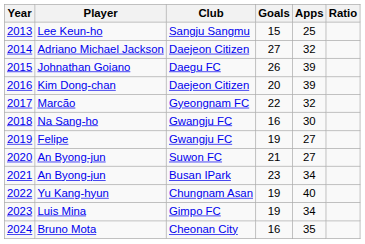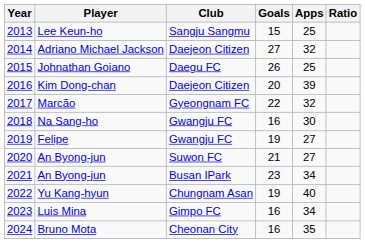(309, 67) 39 -> (309, 67) 25
(274, 211) 19 -> (274, 211) 16
